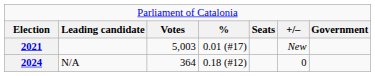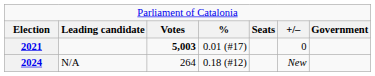(184, 46) normal -> (184, 46) bold
(297, 46) New -> (304, 46) 0
(188, 63) 364 -> (188, 63) 264
(304, 63) 0 -> (297, 63) New
